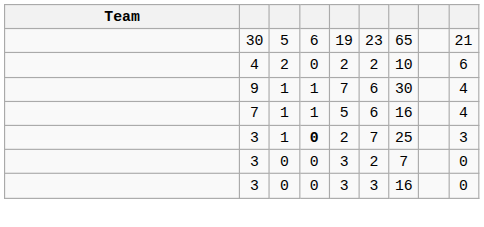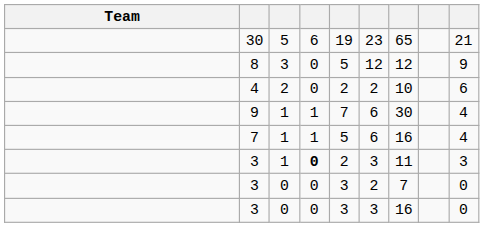+ row: (255, 65)
(374, 137) 7 -> (374, 162) 3
(404, 137) 25 -> (404, 162) 11
